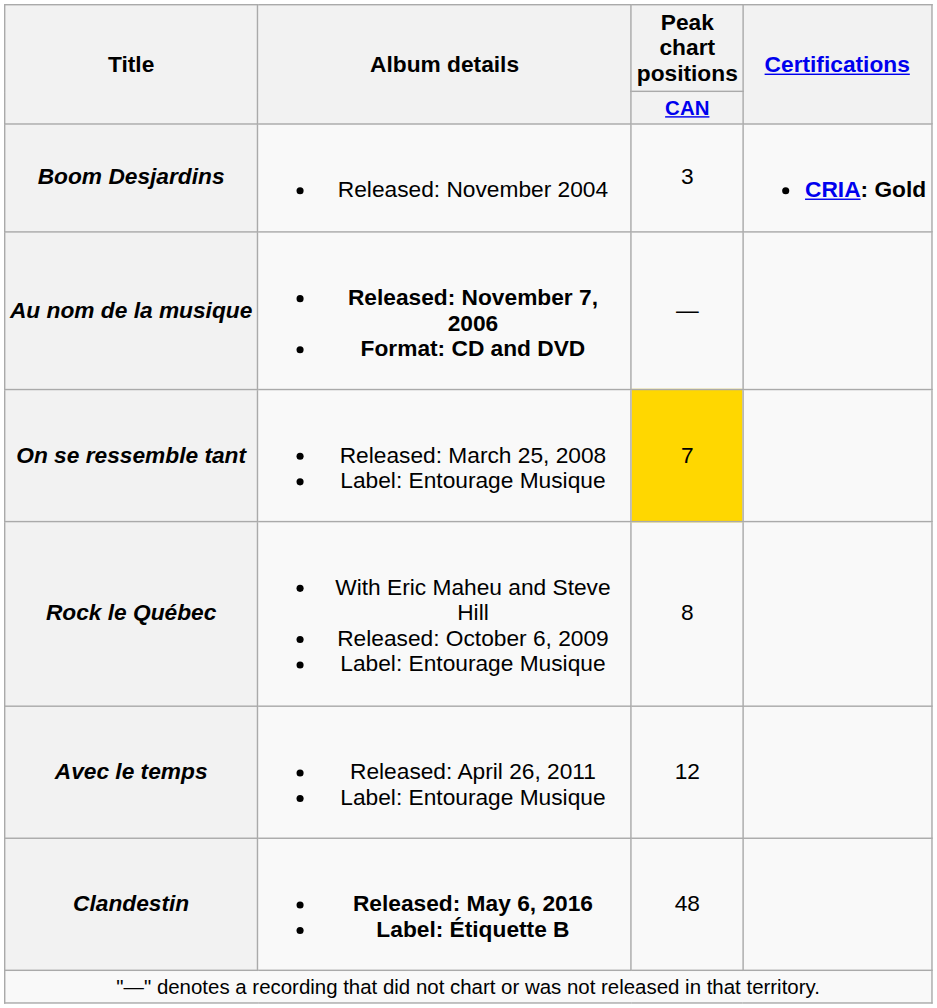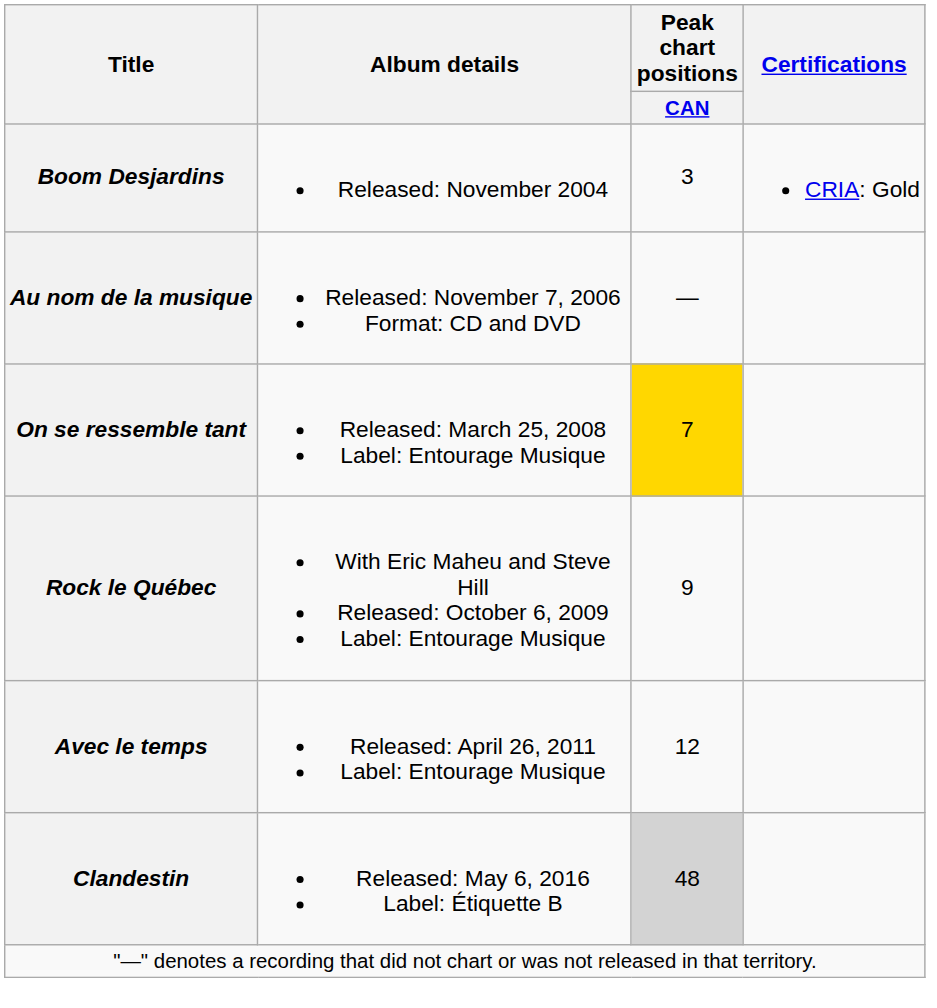(837, 190) bold -> (834, 190) normal
(445, 323) bold -> (445, 310) normal
(687, 613) 8 -> (687, 588) 9
(445, 917) bold -> (445, 892) normal
(687, 904) no background -> (687, 878) lightgrey background
